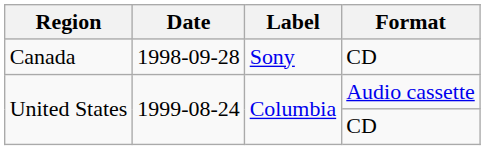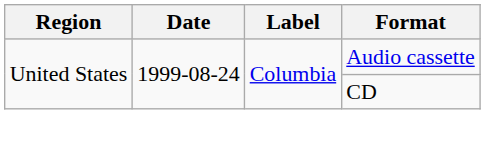- row: (43, 56)
